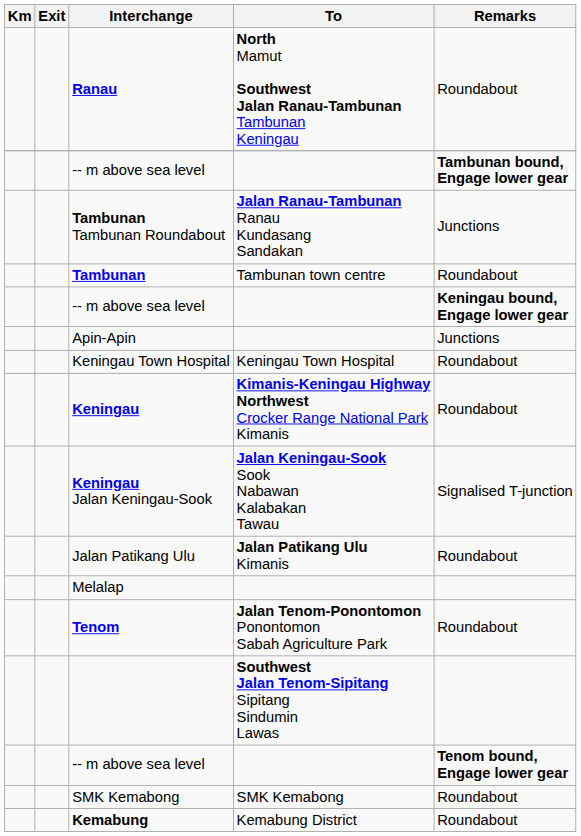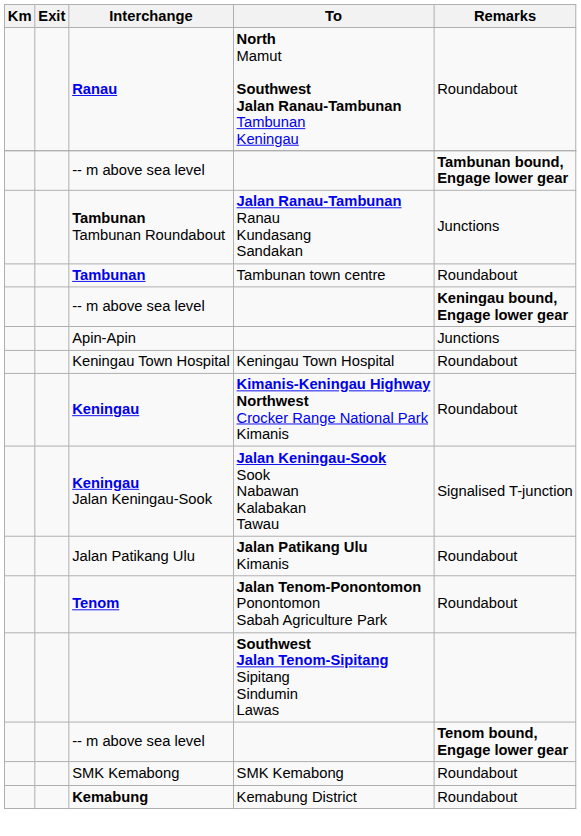- row: (98, 587)
